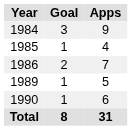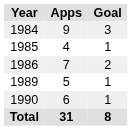columns swapped: (105, 12) <-> (64, 12)
